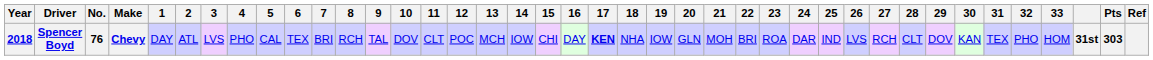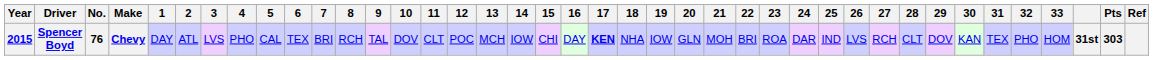(20, 39) 2018 -> (20, 39) 2015
